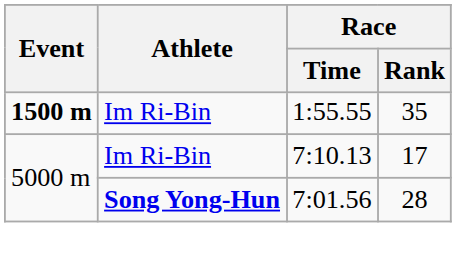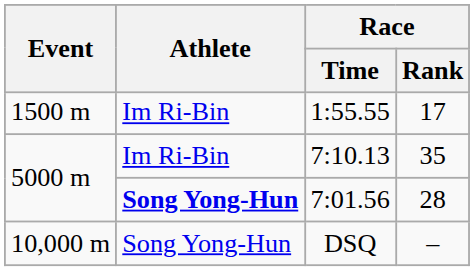(51, 112) bold -> (51, 112) normal
(414, 112) 35 -> (433, 112) 17
(414, 156) 17 -> (433, 156) 35
+ row: (350, 242)
